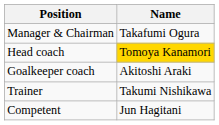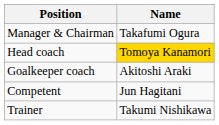rows swapped: (25, 91) <-> (34, 110)
